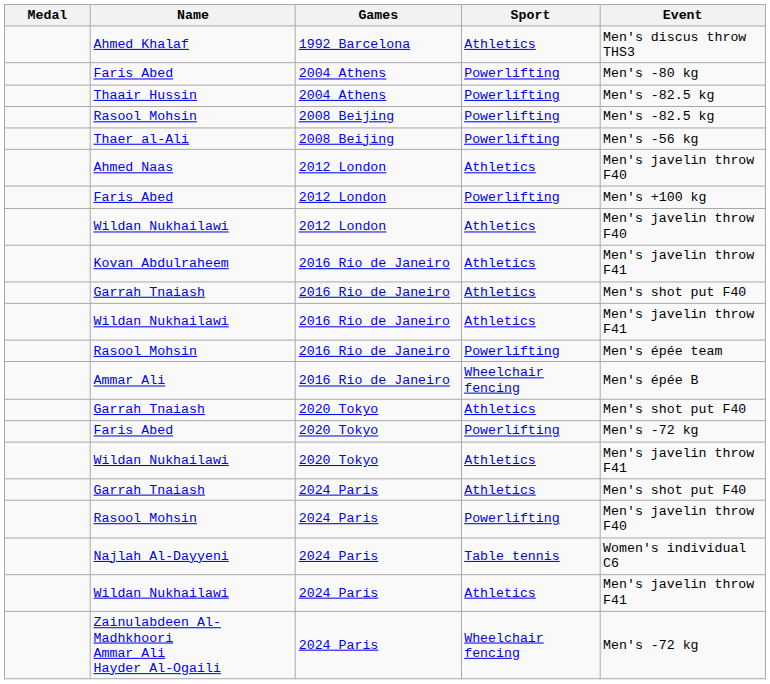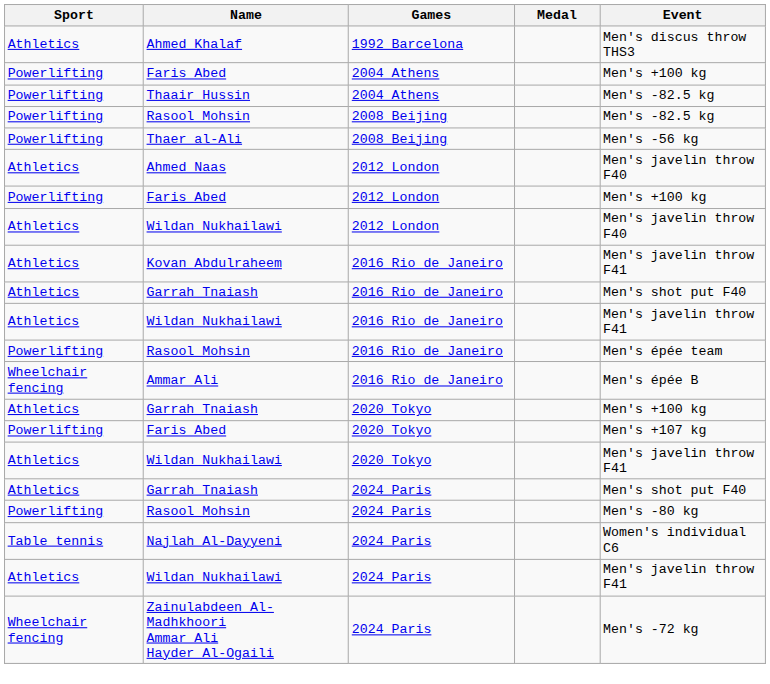columns swapped: (47, 15) <-> (530, 15)
(651, 74) Men's -80 kg -> (655, 74) Men's +100 kg
(675, 410) Men's shot put F40 -> (655, 410) Men's +100 kg
(651, 431) Men's -72 kg -> (655, 431) Men's +107 kg
(679, 519) Men's javelin throw F40 -> (651, 511) Men's -80 kg
